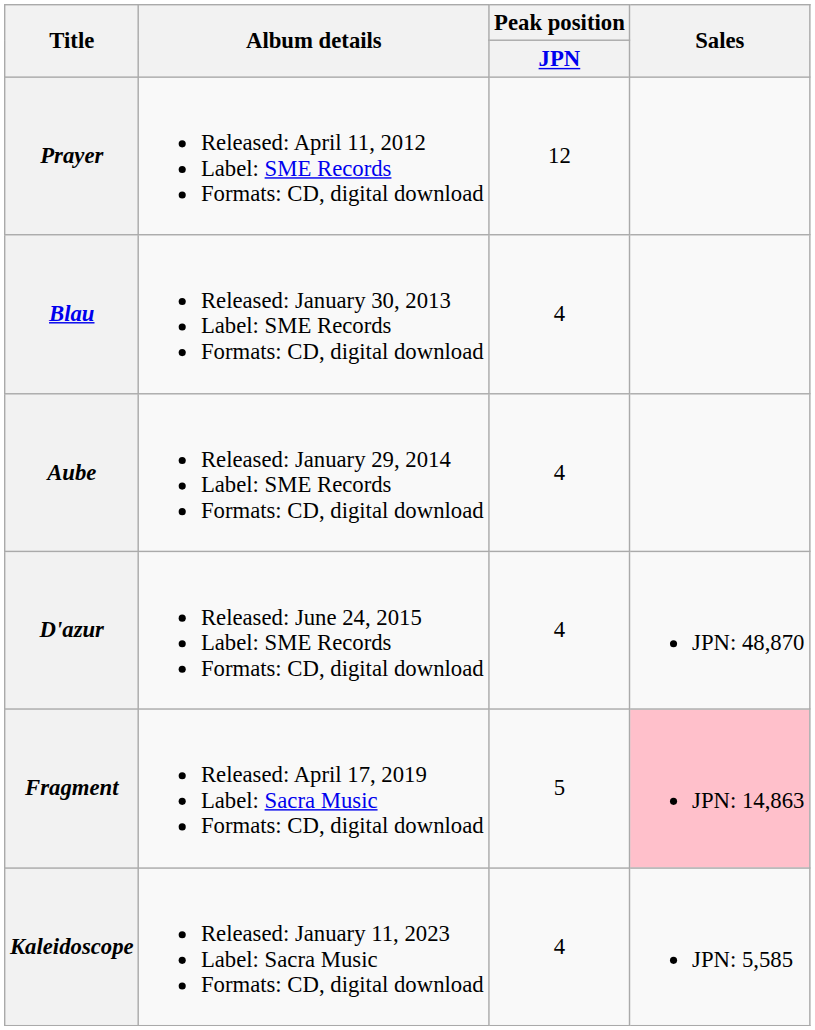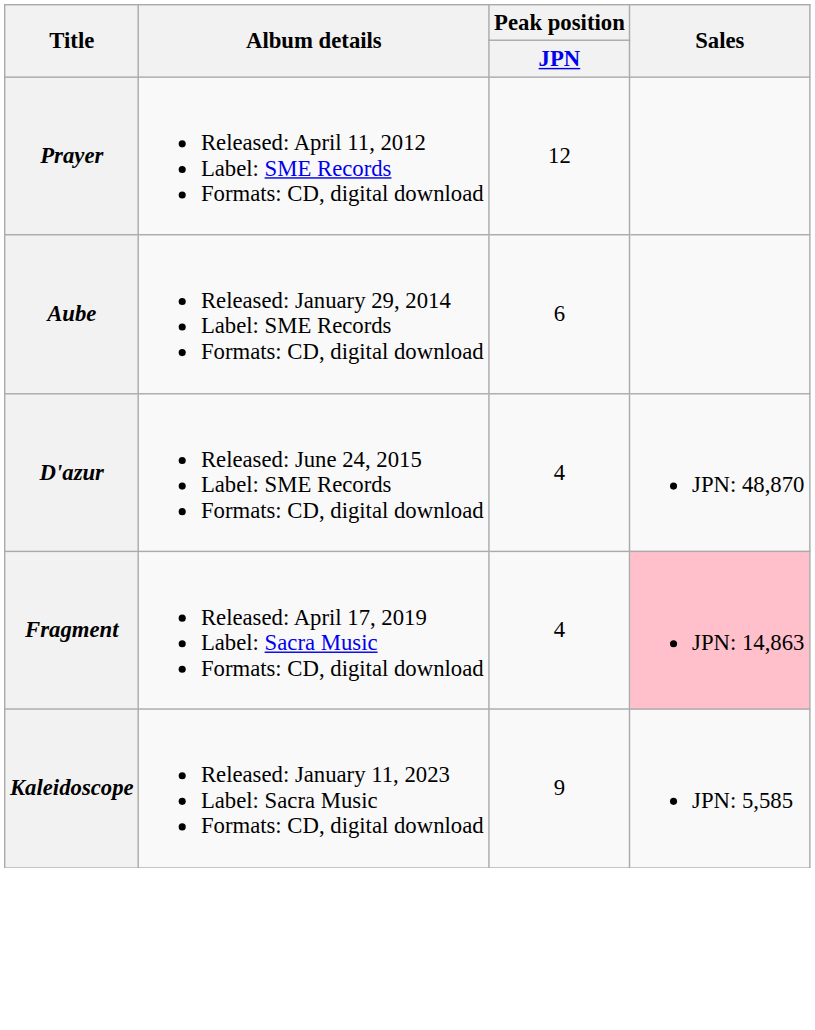- row: (72, 313)
(559, 471) 4 -> (559, 313) 6
(559, 788) 5 -> (559, 630) 4
(559, 946) 4 -> (559, 788) 9
